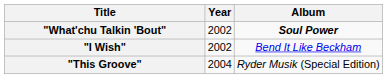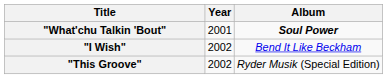(220, 30) 2002 -> (220, 30) 2001
(220, 64) 2004 -> (220, 64) 2002
